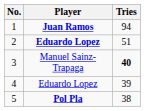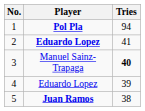(68, 27) Juan Ramos -> (68, 27) Pol Pla
(126, 42) 51 -> (126, 42) 41
(68, 99) Pol Pla -> (68, 99) Juan Ramos
